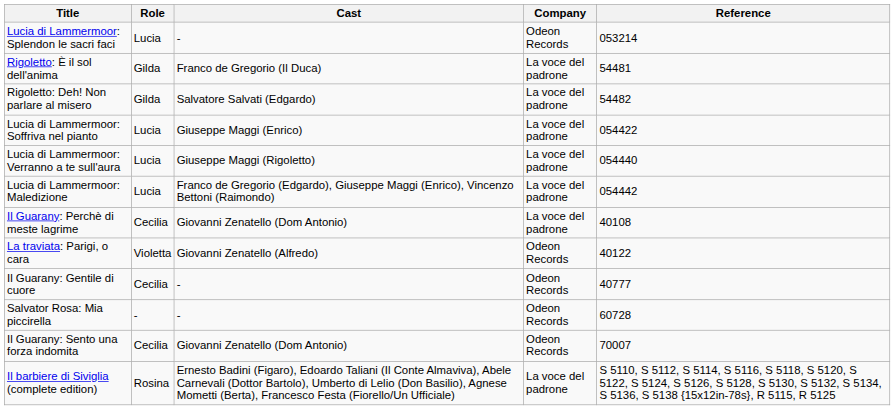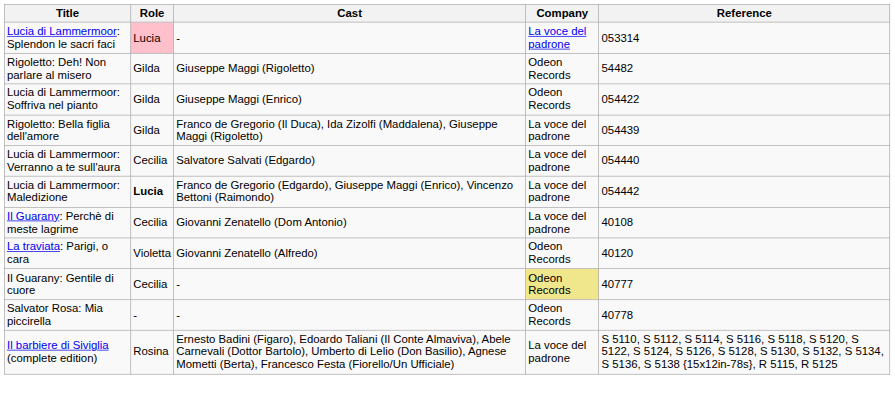(147, 37) no background -> (147, 37) pink background
(547, 37) Odeon Records -> (557, 37) La voce del padrone
(618, 37) 053214 -> (620, 37) 053314
- row: (49, 68)
(246, 99) Salvatore Salvati (Edgardo) -> (245, 68) Giuseppe Maggi (Rigoletto)
(555, 99) La voce del padrone -> (549, 68) Odeon Records
(147, 130) Lucia -> (147, 99) Gilda
(555, 130) La voce del padrone -> (549, 99) Odeon Records
+ row: (58, 130)
(147, 161) Lucia -> (150, 161) Cecilia
(246, 161) Giuseppe Maggi (Rigoletto) -> (246, 161) Salvatore Salvati (Edgardo)
(147, 191) normal -> (148, 191) bold
(615, 253) 40122 -> (617, 253) 40120
(547, 284) no background -> (549, 284) khaki background
(615, 315) 60728 -> (617, 315) 40778
- row: (62, 345)
